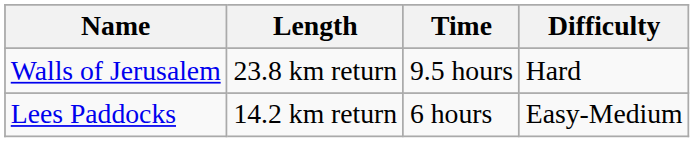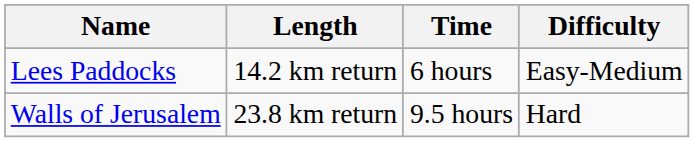rows swapped: (93, 114) <-> (116, 70)
